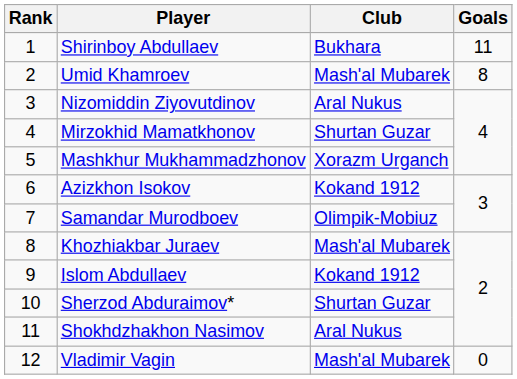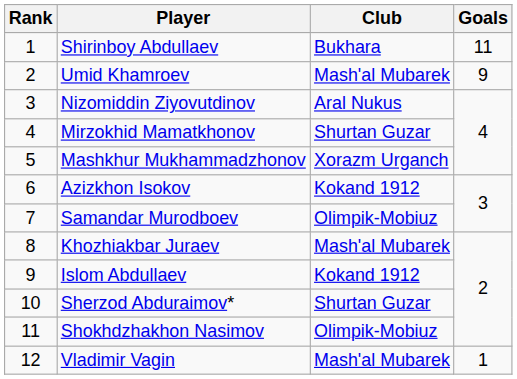(483, 75) 8 -> (483, 75) 9
(358, 331) Aral Nukus -> (376, 331) Olimpik-Mobiuz
(483, 359) 0 -> (483, 359) 1
